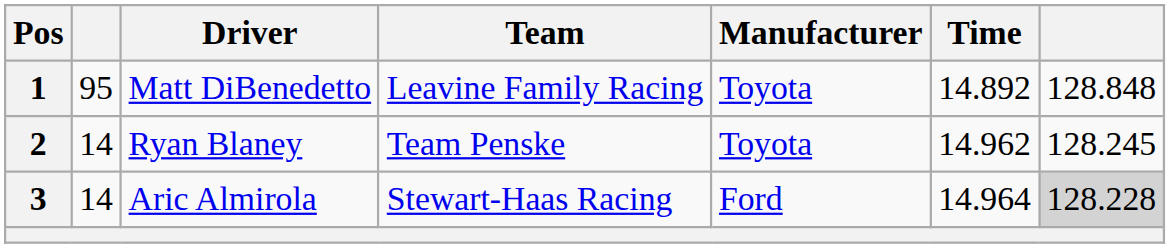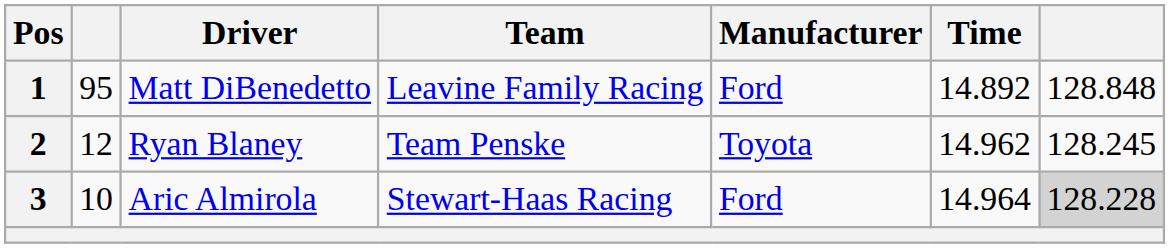(766, 88) Toyota -> (751, 88) Ford
(96, 143) 14 -> (96, 143) 12
(96, 199) 14 -> (96, 199) 10
